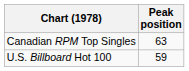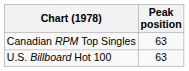(161, 58) 59 -> (161, 58) 63
